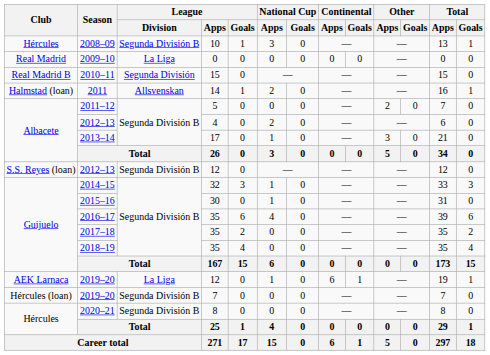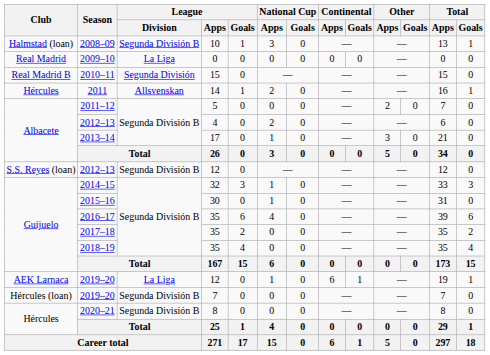(41, 43) Hércules -> (41, 43) Halmstad (loan)
(41, 91) Halmstad (loan) -> (41, 91) Hércules
